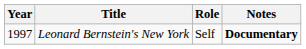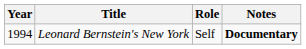(20, 34) 1997 -> (20, 34) 1994
